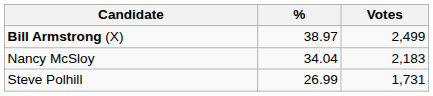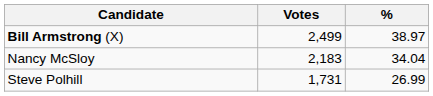columns swapped: (385, 15) <-> (299, 15)
